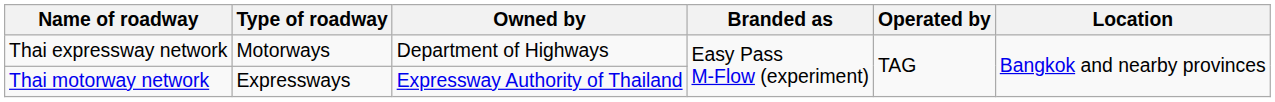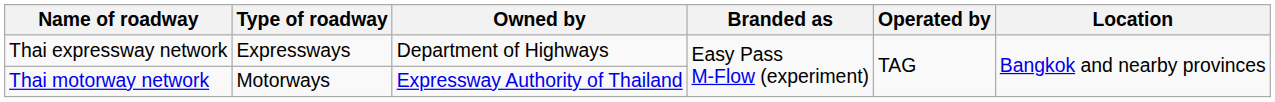(283, 50) Motorways -> (293, 50) Expressways
(293, 81) Expressways -> (283, 81) Motorways
